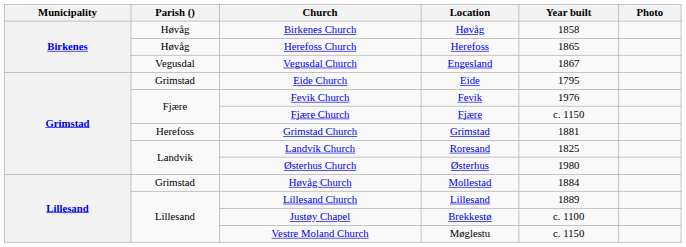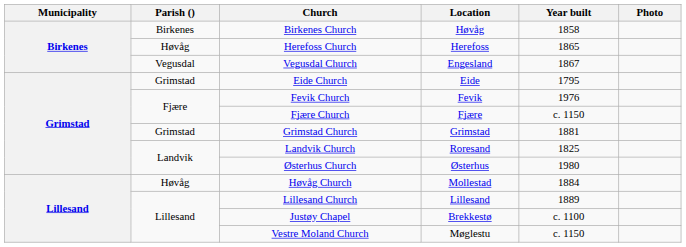(175, 30) Høvåg -> (175, 30) Birkenes
(175, 132) Herefoss -> (175, 132) Grimstad
(175, 183) Grimstad -> (175, 183) Høvåg
